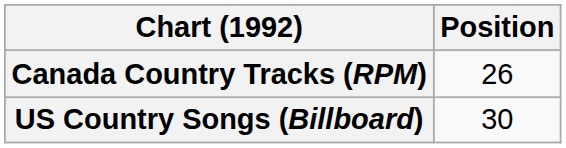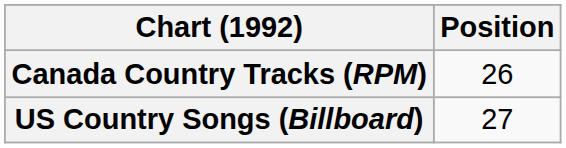(497, 119) 30 -> (497, 119) 27
